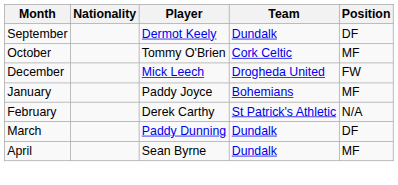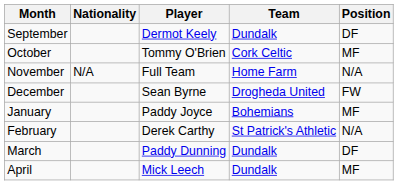+ row: (36, 72)
(173, 72) Mick Leech -> (174, 92) Sean Byrne
(174, 151) Sean Byrne -> (173, 170) Mick Leech
